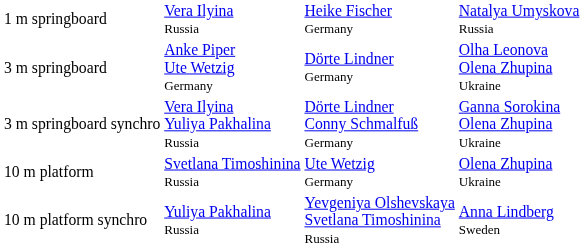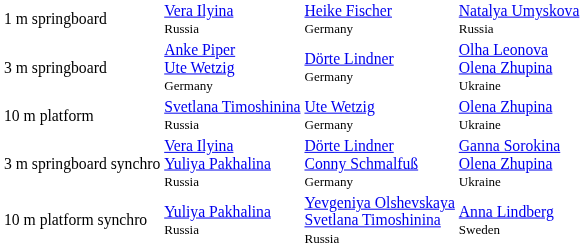rows swapped: (49, 172) <-> (82, 124)
